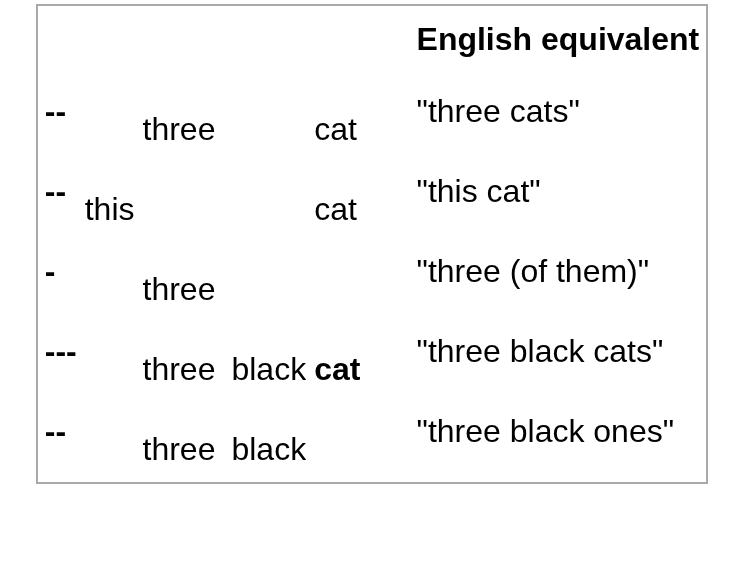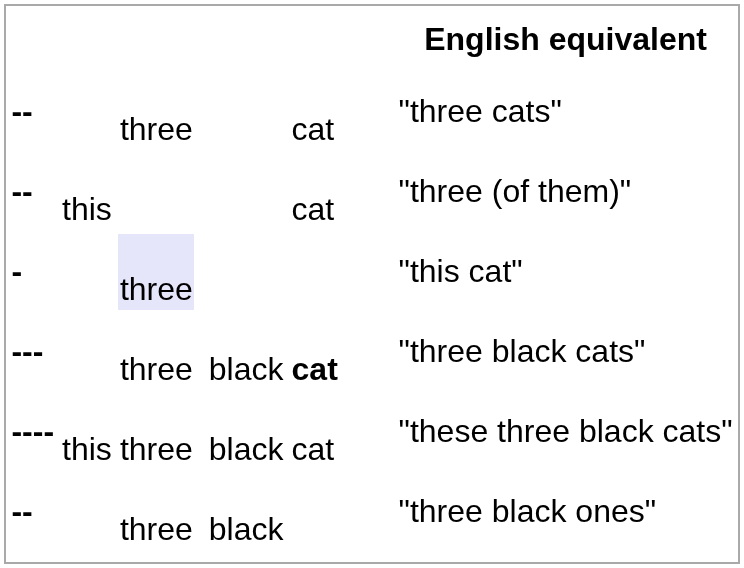(479, 191) "this cat" -> (515, 191) "three (of them)"
(179, 289) no background -> (156, 289) lavender background
(533, 271) "three (of them)" -> (461, 271) "this cat"
+ row: (33, 431)
